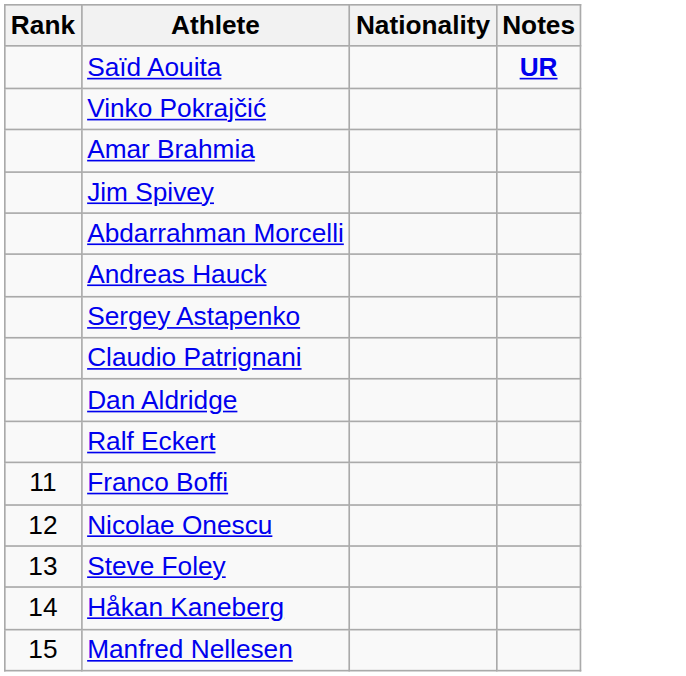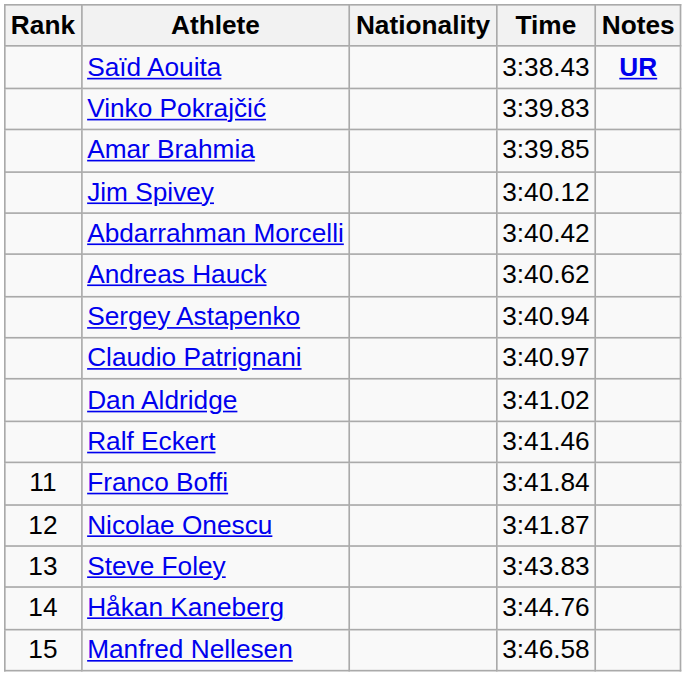+ column: (546, 25)
